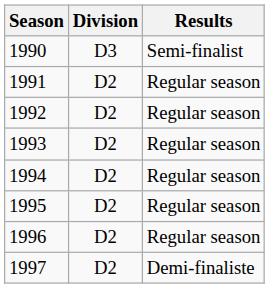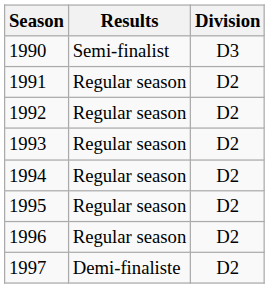columns swapped: (105, 20) <-> (204, 20)
